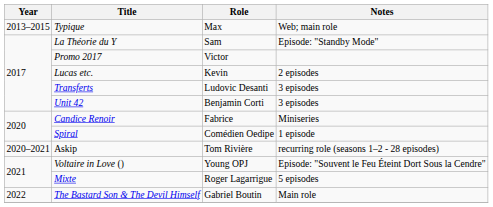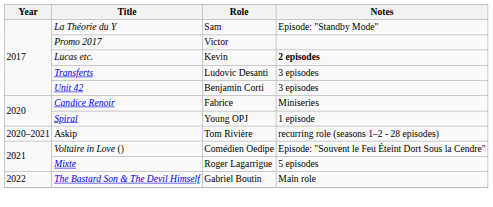- row: (69, 27)
(298, 73) normal -> (299, 57) bold
(239, 133) Comédien Oedipe -> (226, 118) Young OPJ
(226, 164) Young OPJ -> (239, 149) Comédien Oedipe
